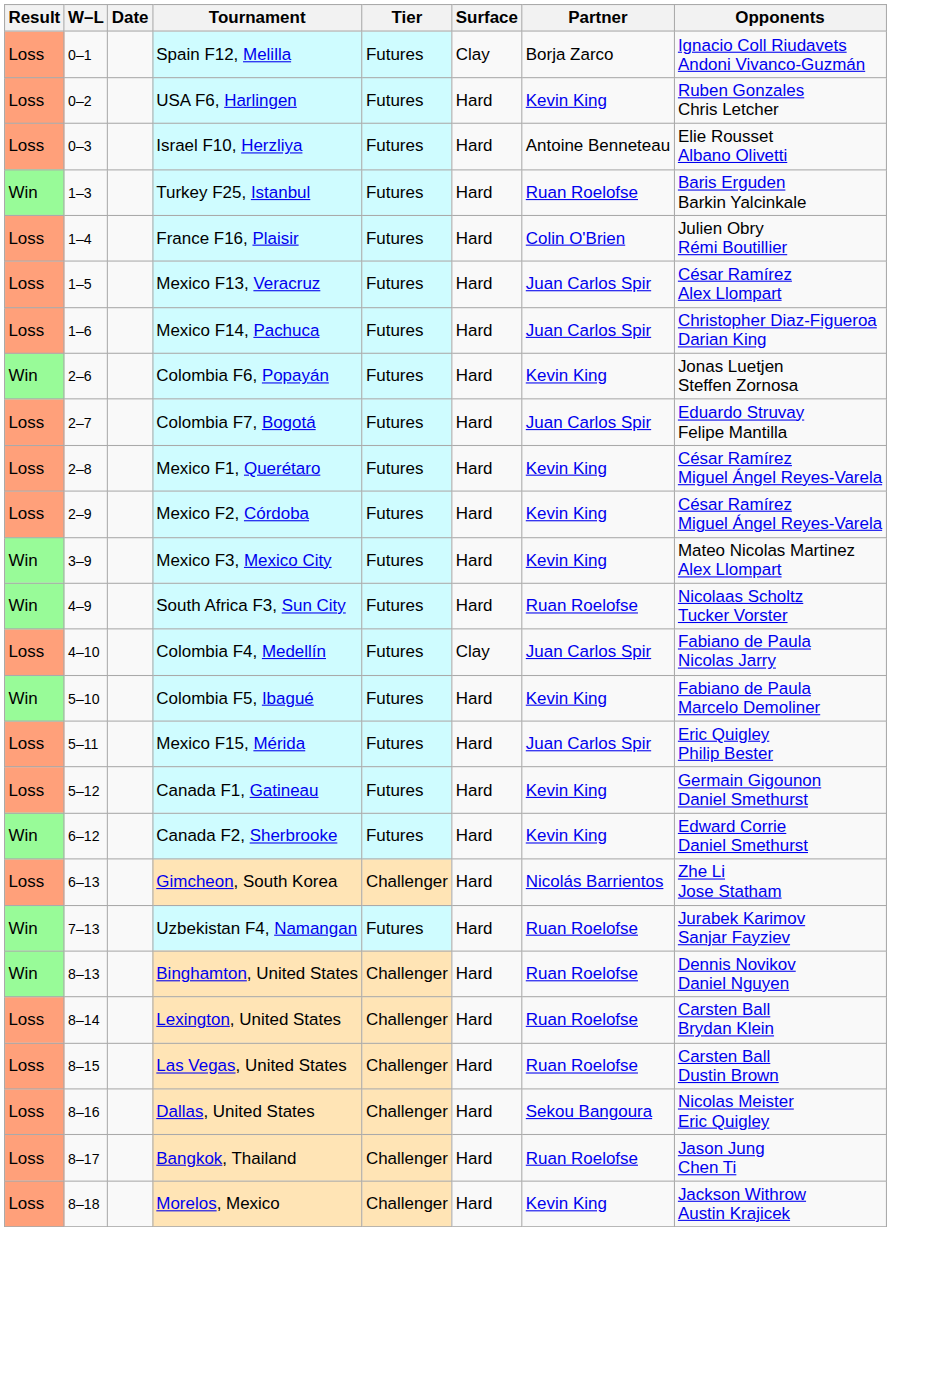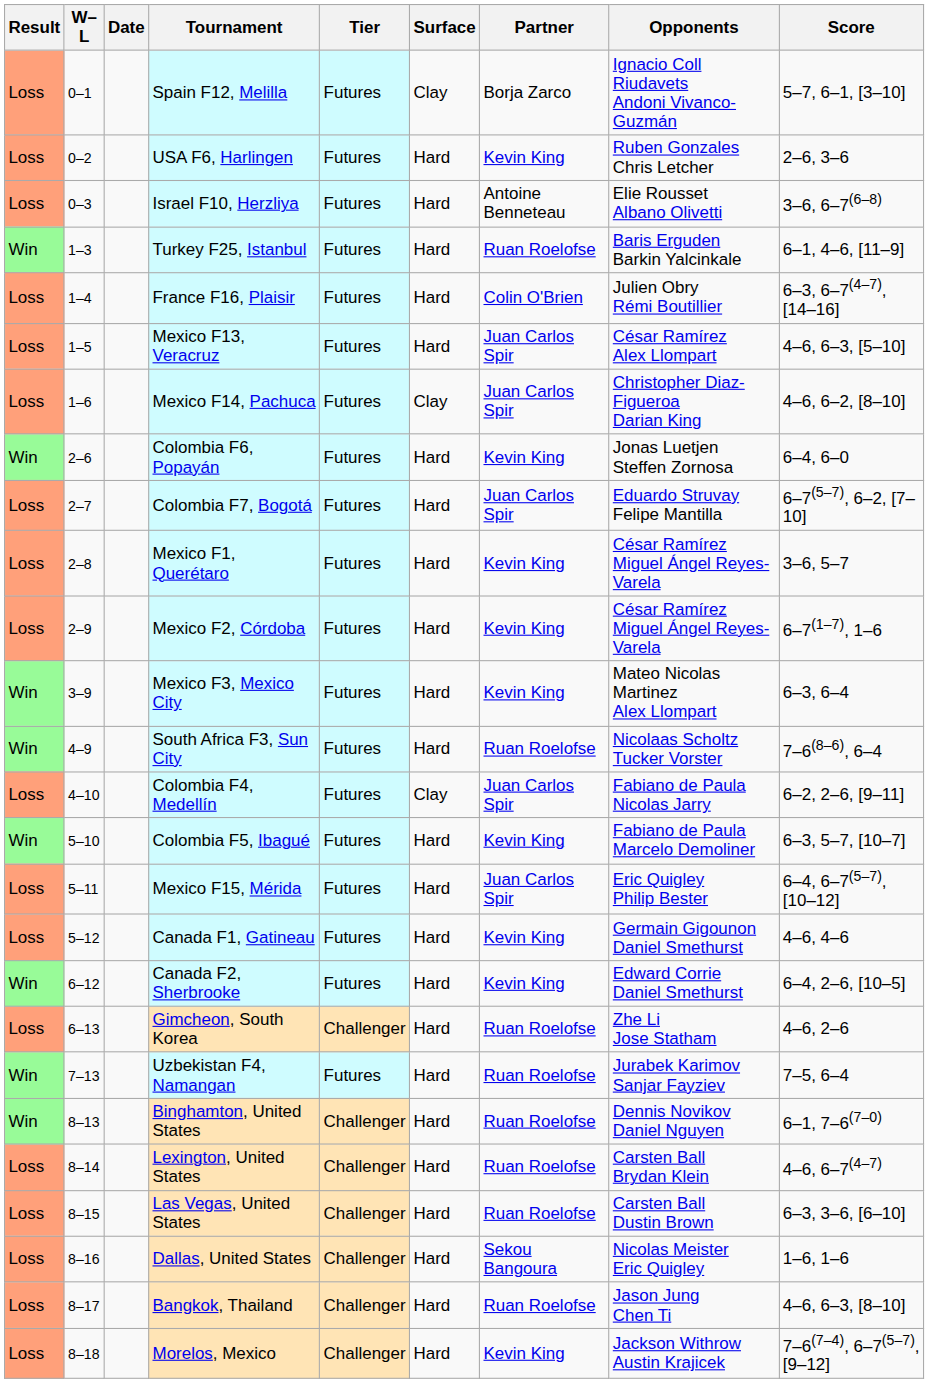+ column: (851, 27)
(474, 330) Hard -> (430, 401) Clay
(595, 881) Nicolás Barrientos -> (540, 1029) Ruan Roelofse
